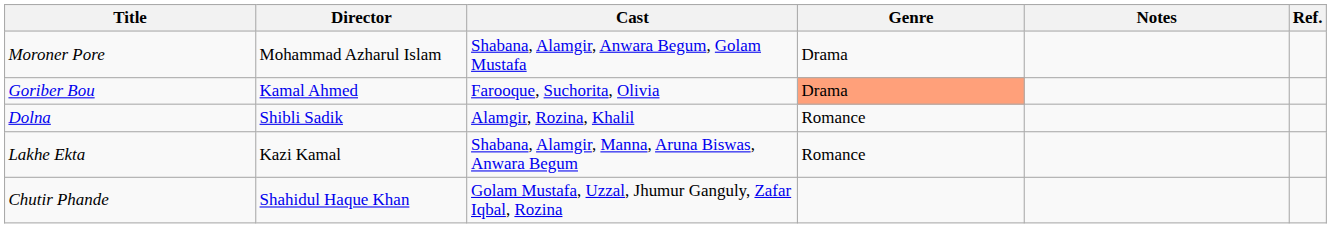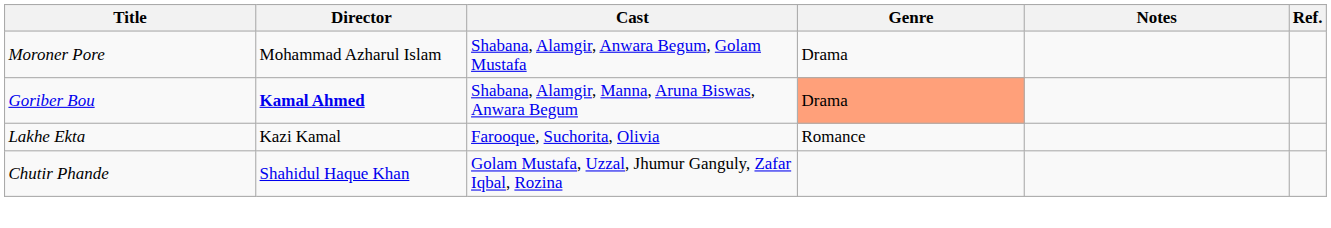(309, 90) normal -> (312, 100) bold
(565, 90) Farooque, Suchorita, Olivia -> (613, 100) Shabana, Alamgir, Manna, Aruna Biswas, Anwara Begum
- row: (30, 117)
(613, 154) Shabana, Alamgir, Manna, Aruna Biswas, Anwara Begum -> (565, 136) Farooque, Suchorita, Olivia
